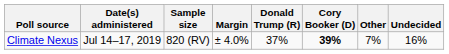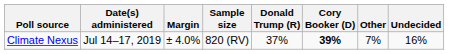columns swapped: (188, 19) <-> (232, 24)
